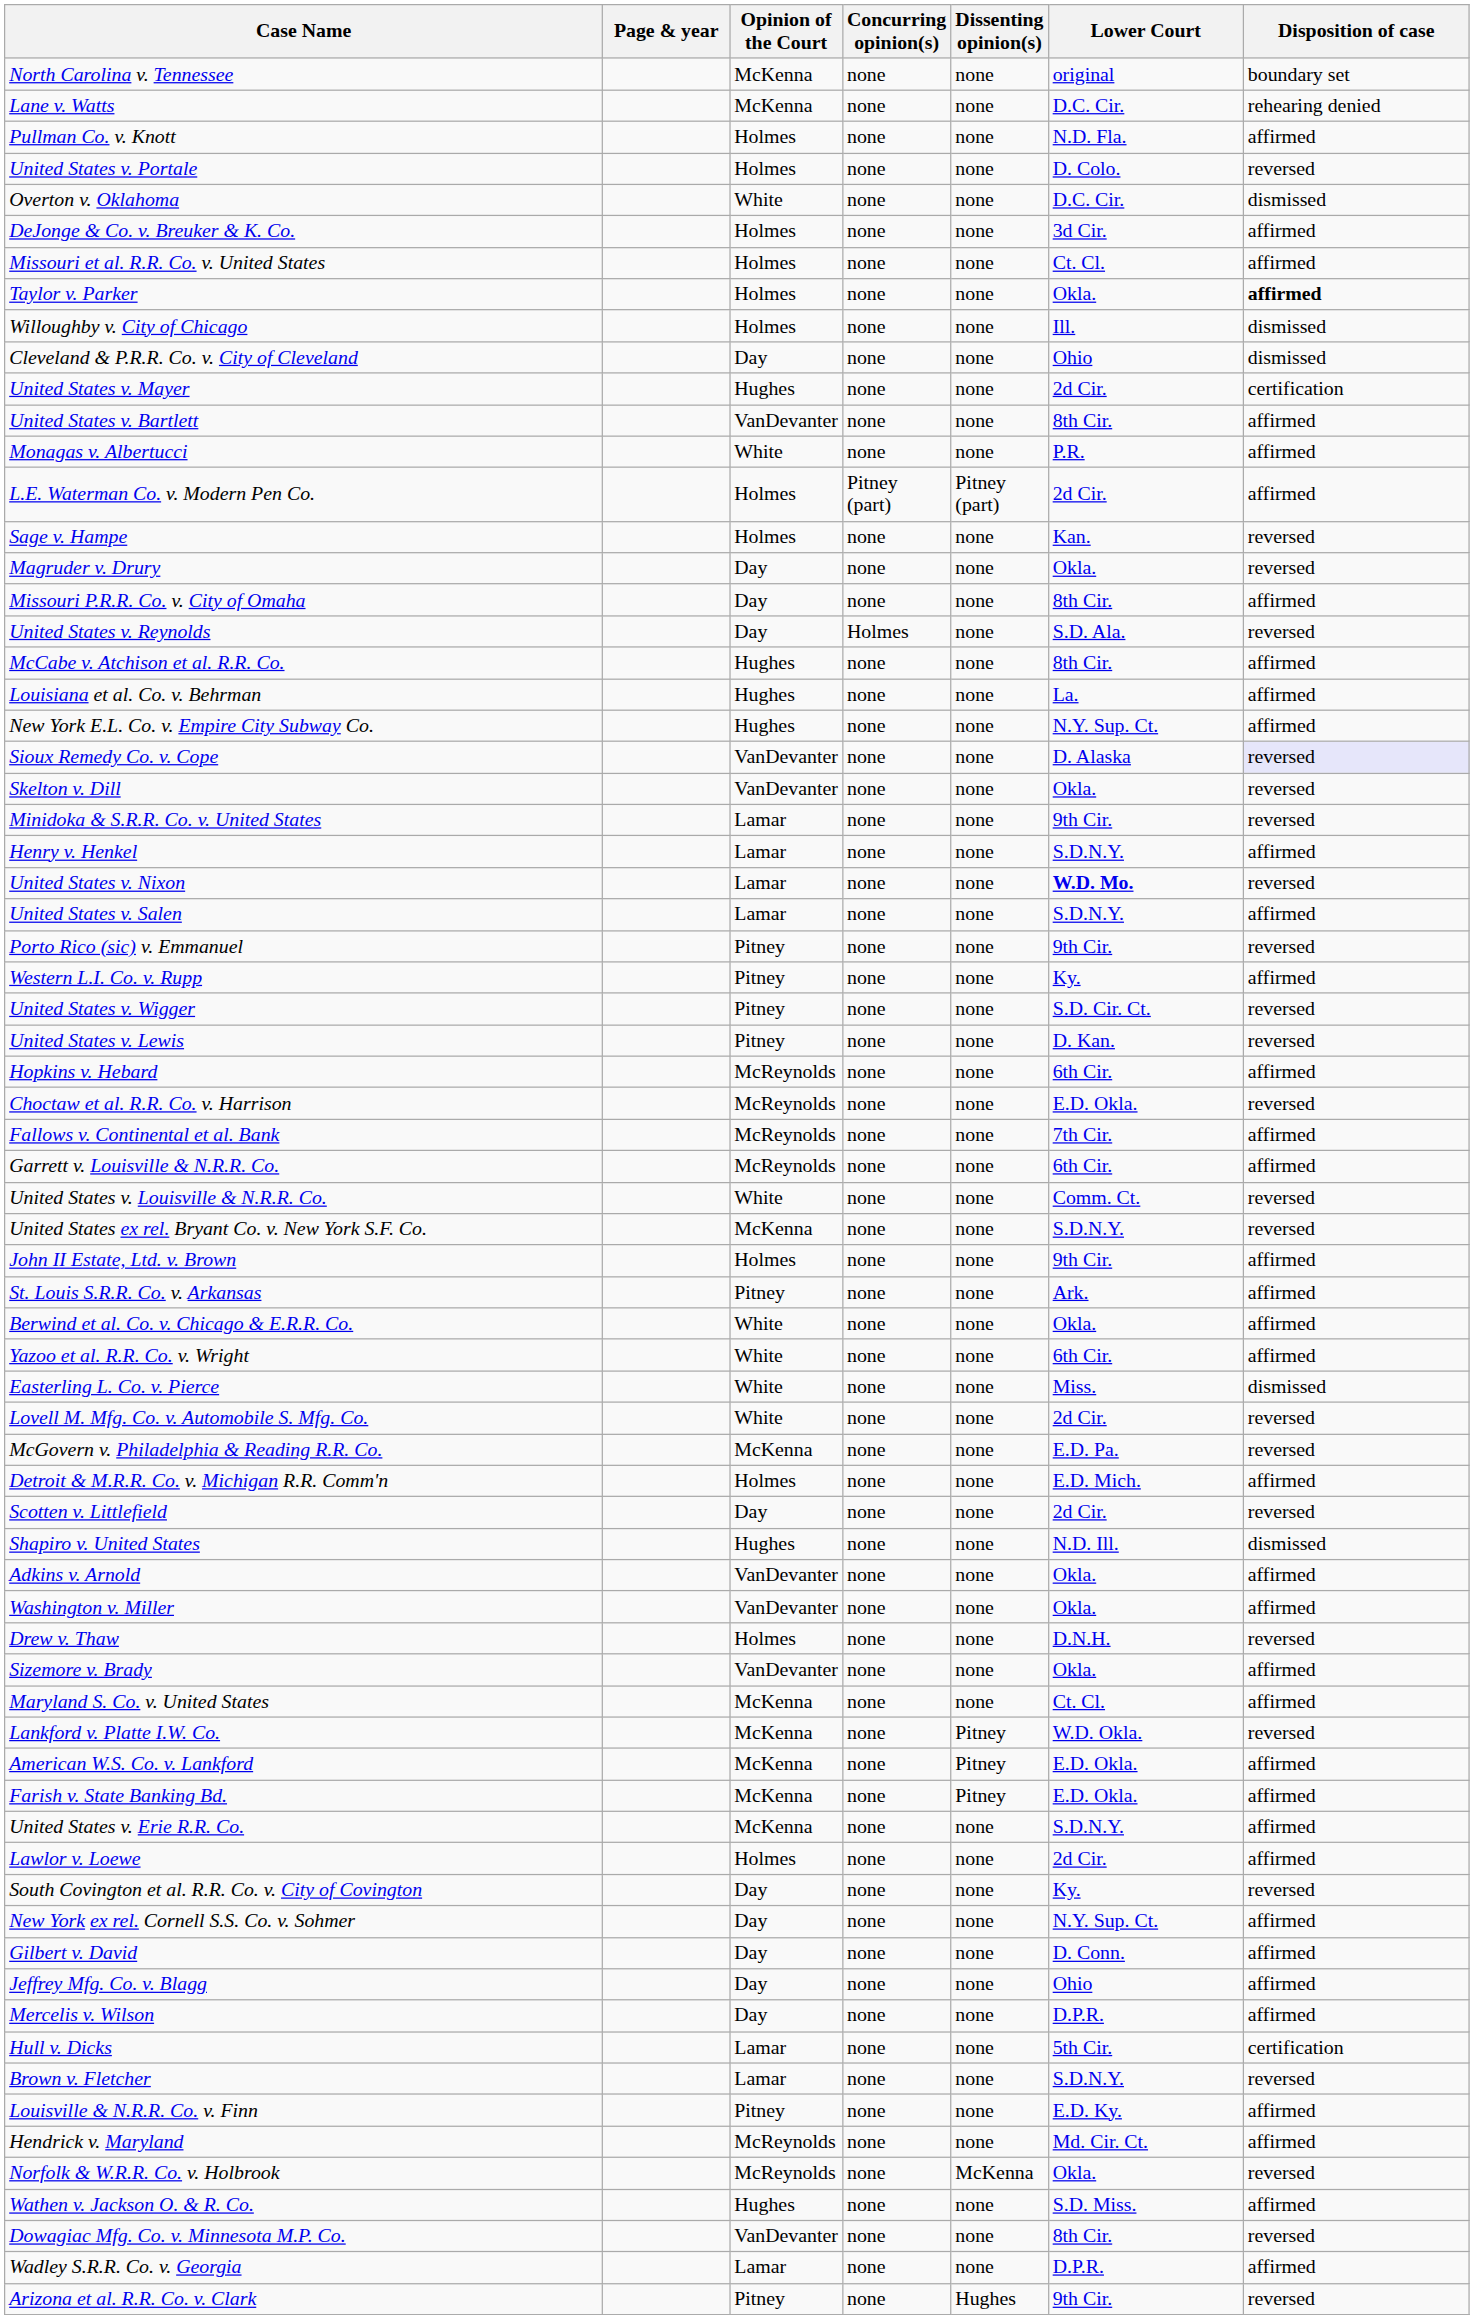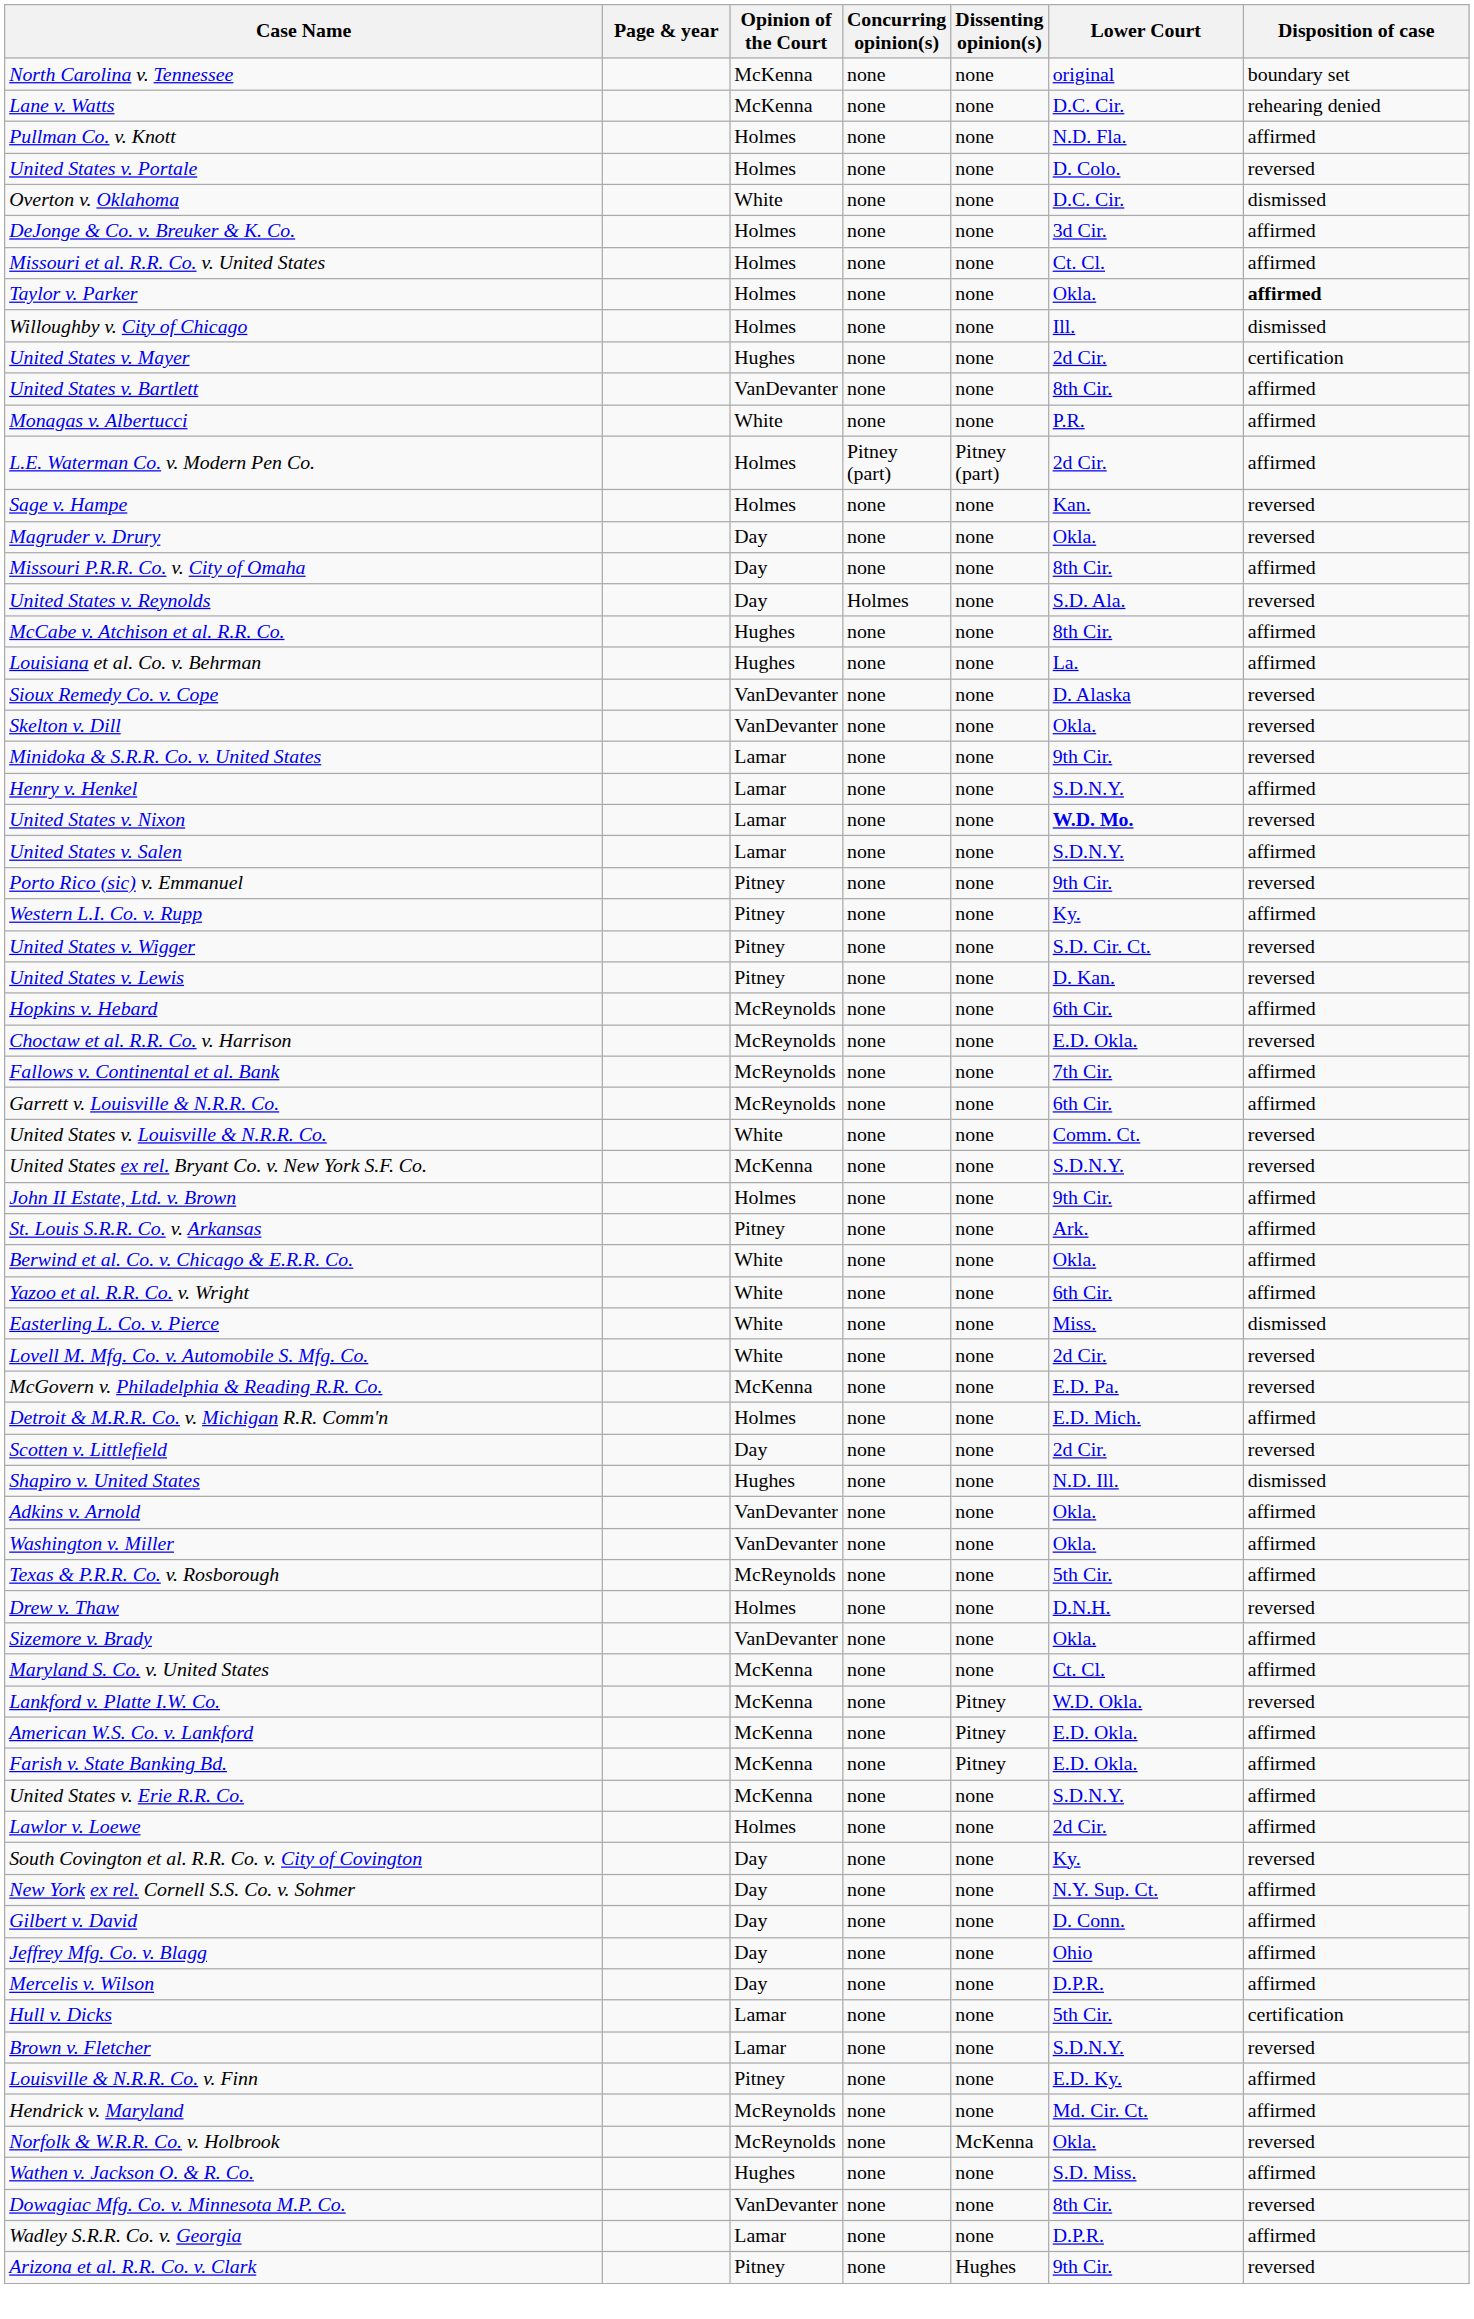- row: (183, 357)
- row: (192, 725)
(1281, 757) lavender background -> (1281, 694) no background
+ row: (144, 1575)
